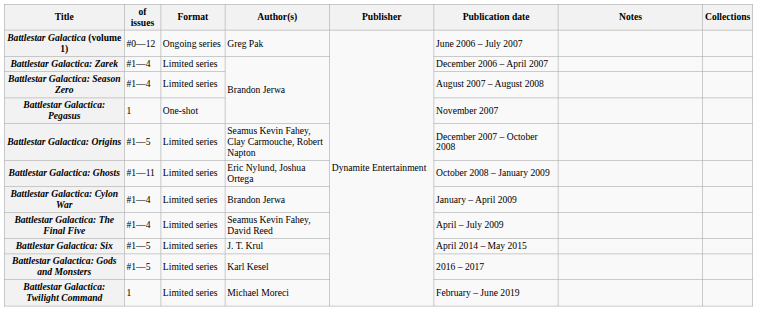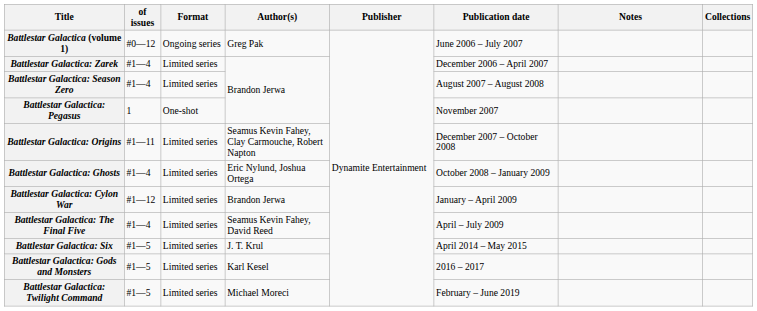(138, 142) #1—5 -> (141, 142) #1—11
(141, 173) #1—11 -> (138, 173) #1—4
(138, 199) #1—4 -> (141, 199) #1—12
(129, 292) 1 -> (138, 292) #1—5
